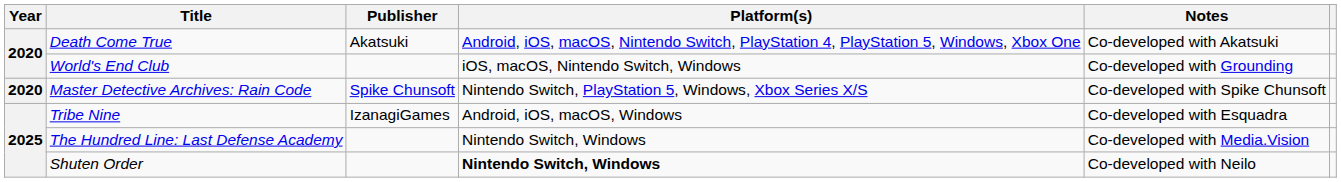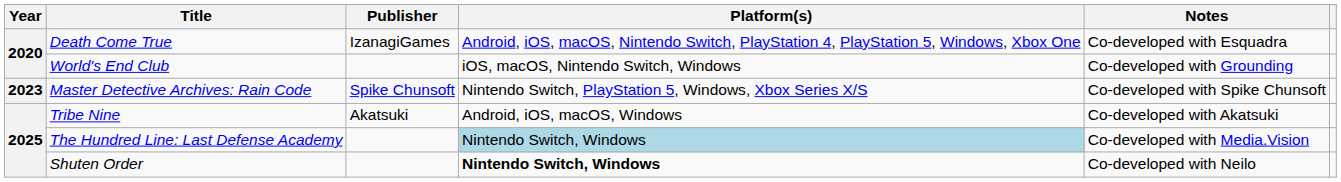(379, 41) Akatsuki -> (400, 41) IzanagiGames
(1183, 41) Co-developed with Akatsuki -> (1187, 41) Co-developed with Esquadra
(25, 90) 2020 -> (25, 90) 2023
(400, 115) IzanagiGames -> (379, 115) Akatsuki
(1187, 115) Co-developed with Esquadra -> (1183, 115) Co-developed with Akatsuki
(554, 139) no background -> (554, 139) lightblue background
